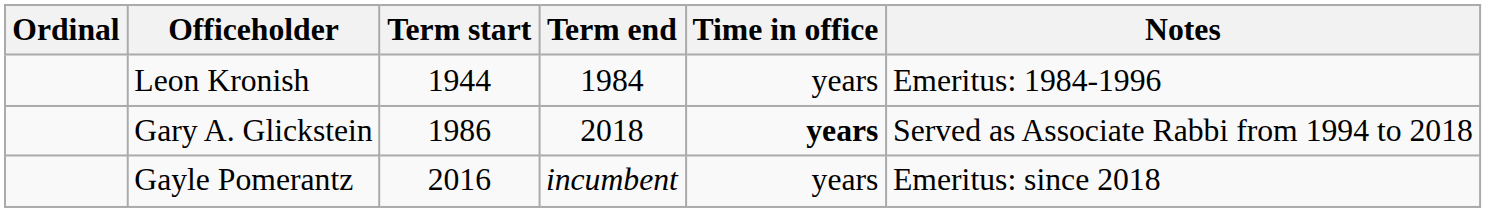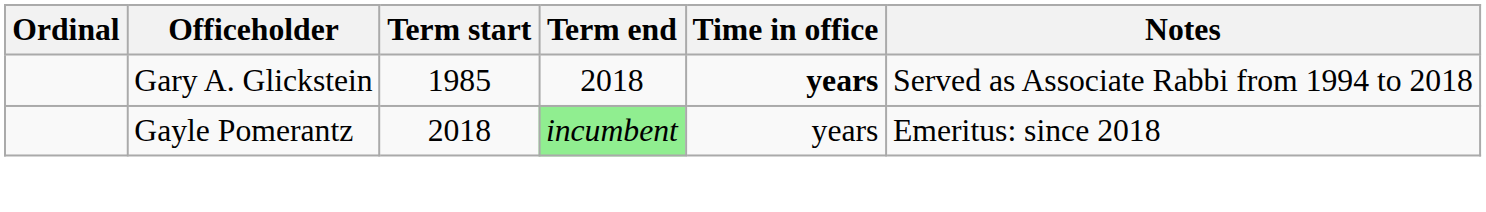- row: (222, 79)
(459, 130) 1986 -> (459, 79) 1985
(459, 180) 2016 -> (459, 130) 2018
(612, 180) no background -> (612, 130) lightgreen background
